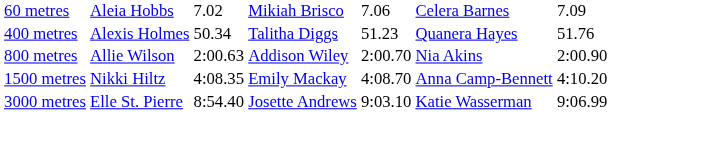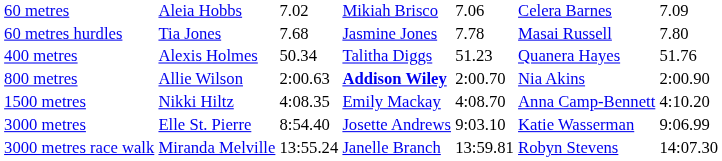+ row: (63, 33)
(298, 56) normal -> (395, 79) bold
+ row: (79, 147)
